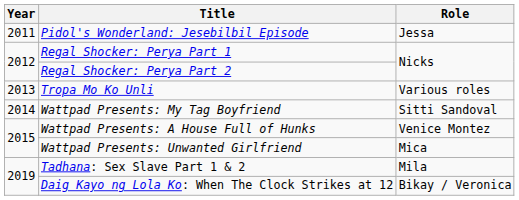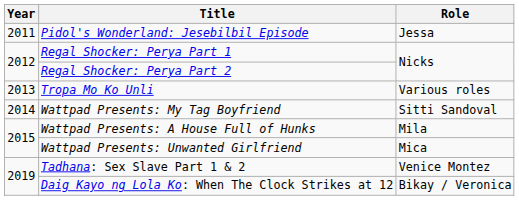(445, 128) Venice Montez -> (413, 128) Mila
(413, 167) Mila -> (445, 167) Venice Montez
